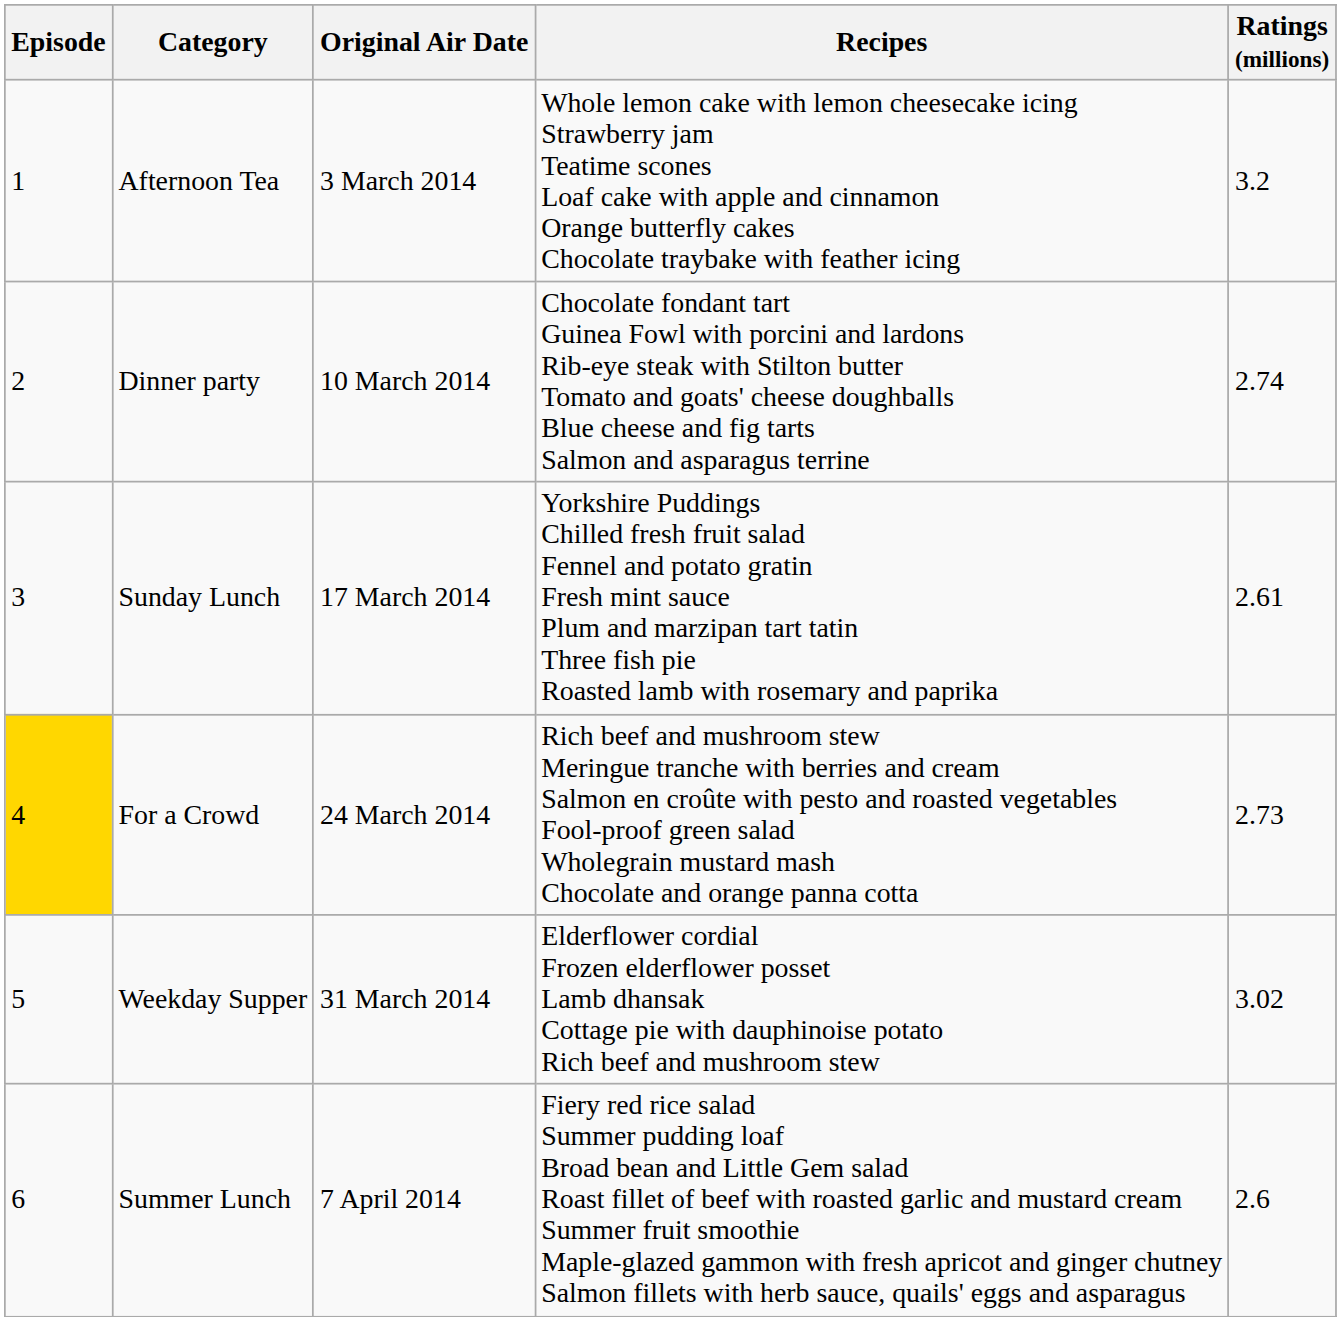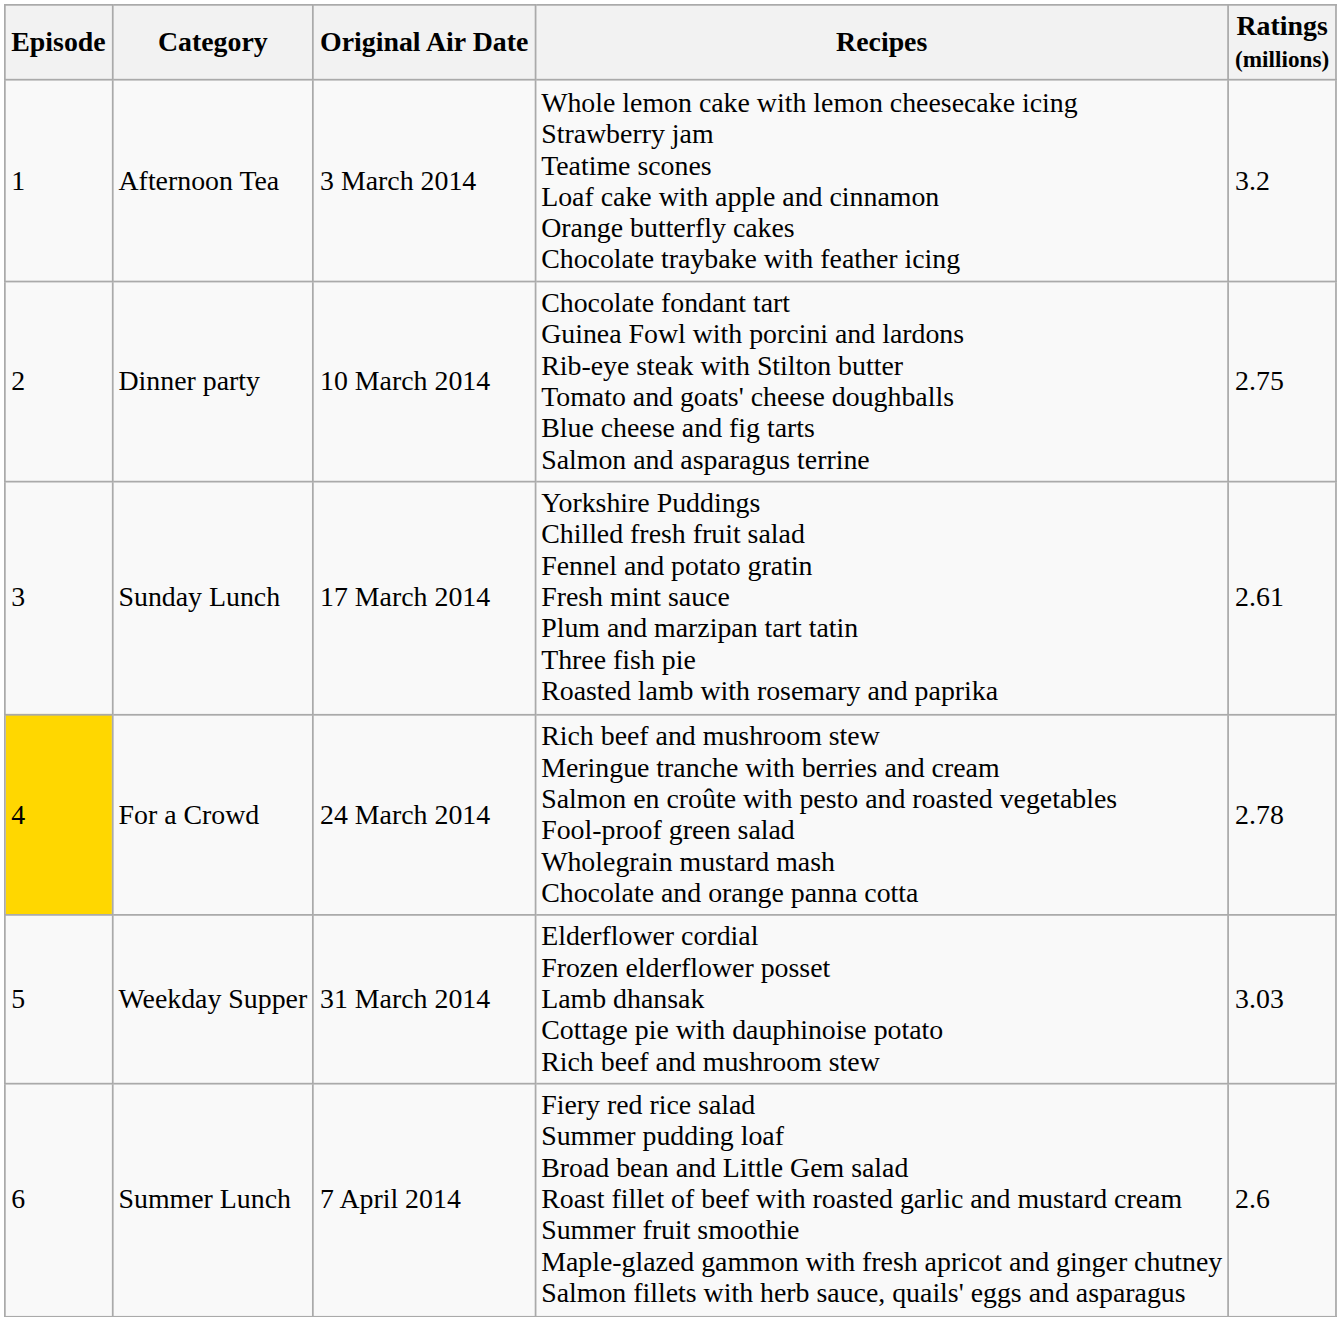(1259, 381) 2.74 -> (1259, 381) 2.75
(1259, 813) 2.73 -> (1259, 813) 2.78
(1259, 999) 3.02 -> (1259, 999) 3.03
